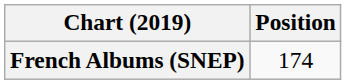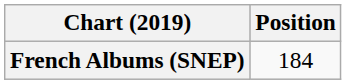(296, 60) 174 -> (296, 60) 184
